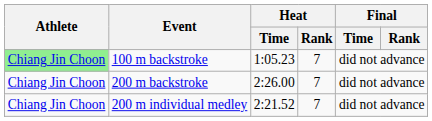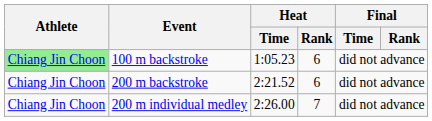(317, 60) 7 -> (317, 60) 6
(274, 83) 2:26.00 -> (274, 83) 2:21.52
(317, 83) 7 -> (317, 83) 6
(274, 105) 2:21.52 -> (274, 105) 2:26.00
